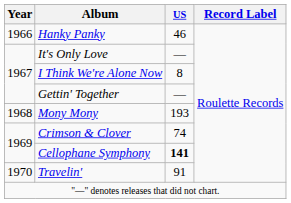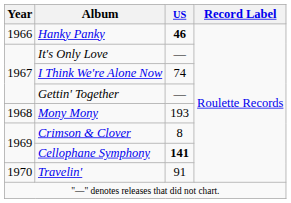(180, 34) normal -> (180, 34) bold
(180, 73) 8 -> (180, 73) 74
(180, 133) 74 -> (180, 133) 8
